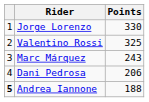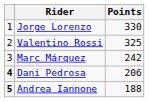(133, 58) 243 -> (133, 58) 242
(10, 74) normal -> (10, 74) bold
